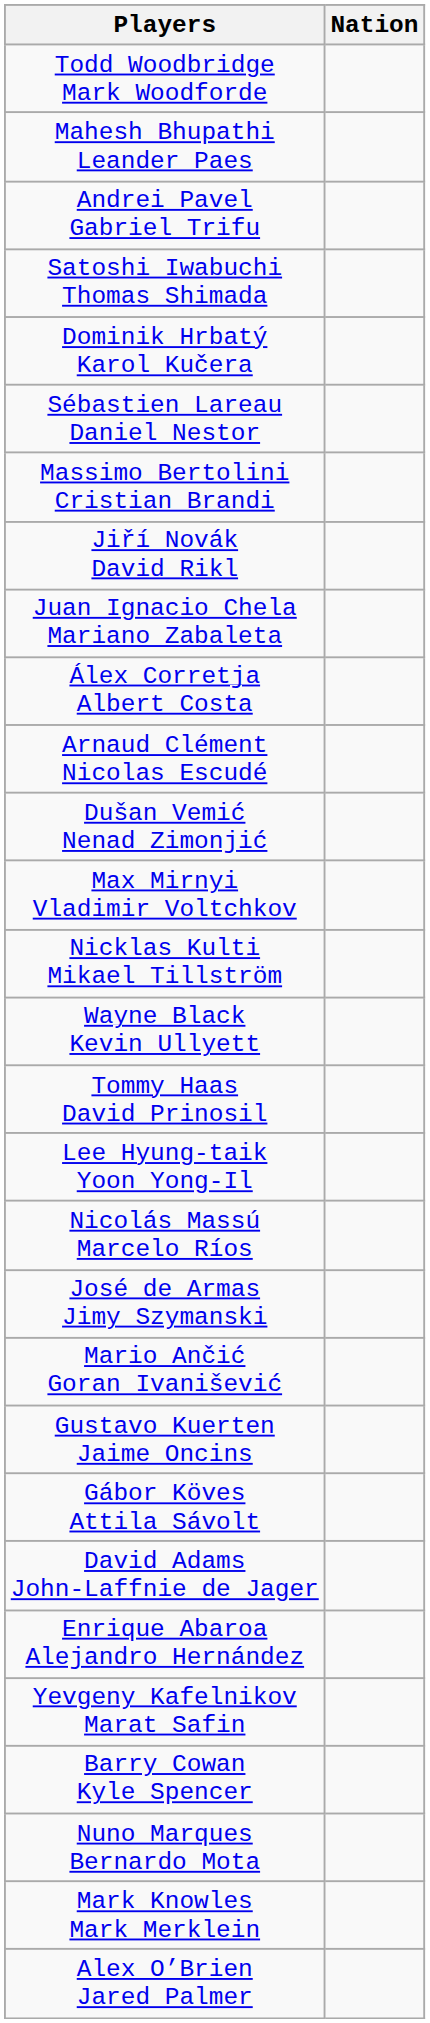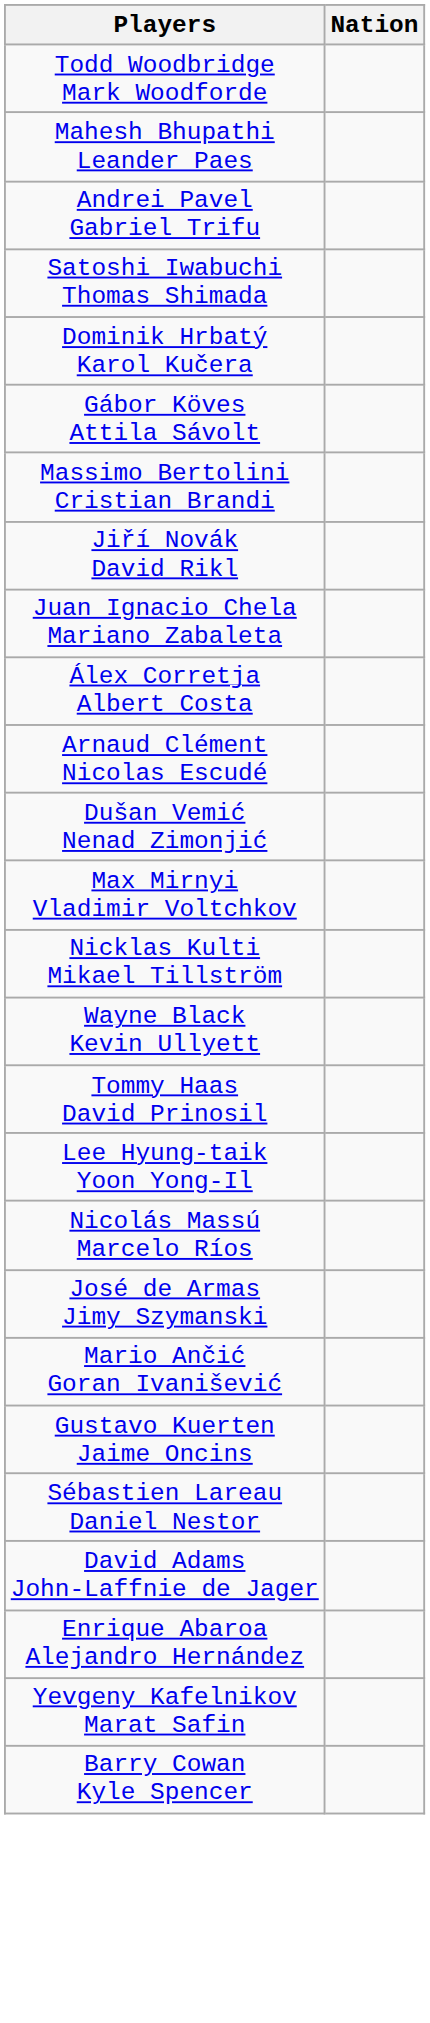rows swapped: (165, 1507) <-> (165, 419)
- row: (165, 1848)
- row: (165, 1916)
- row: (165, 1984)
